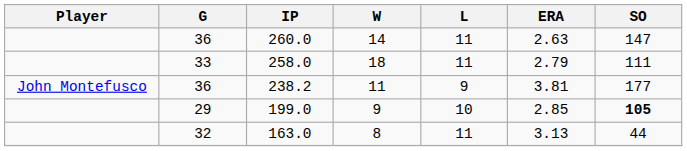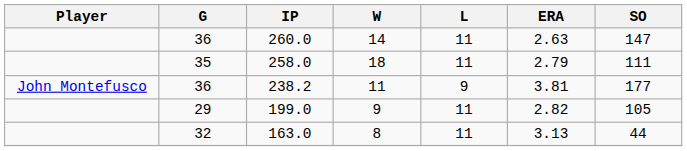(203, 63) 33 -> (203, 63) 35
(464, 110) 10 -> (464, 110) 11
(551, 110) 2.85 -> (551, 110) 2.82
(638, 110) bold -> (638, 110) normal
